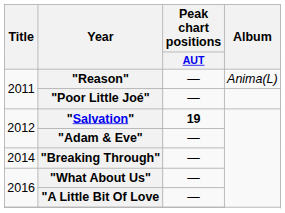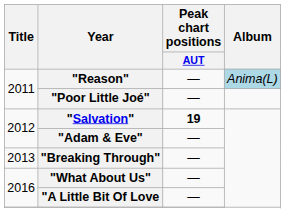(252, 78) no background -> (252, 78) lightblue background
(21, 158) 2014 -> (21, 158) 2013
